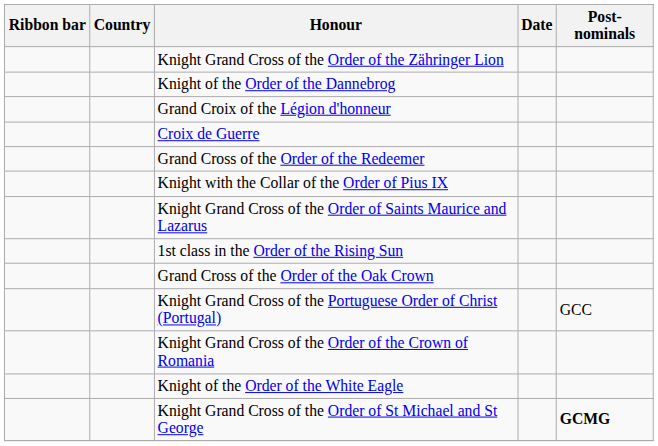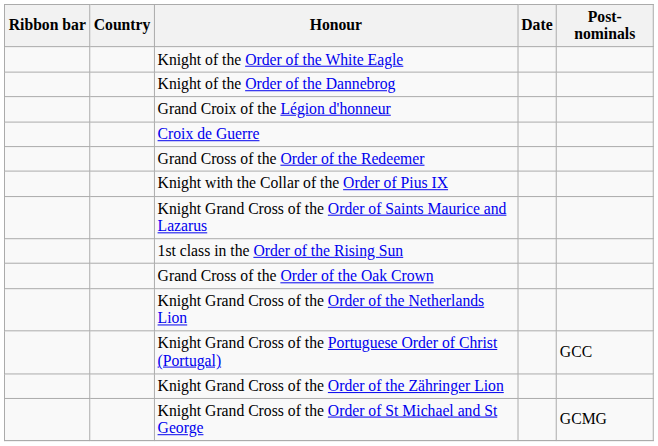rows swapped: (331, 59) <-> (280, 385)
+ row: (321, 309)
- row: (313, 352)
(585, 419) bold -> (583, 419) normal
